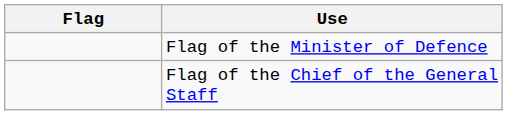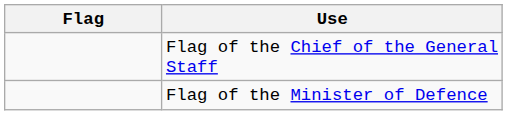rows swapped: (327, 47) <-> (332, 85)
